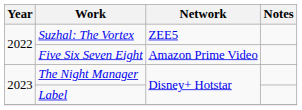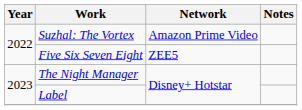(163, 34) ZEE5 -> (203, 34) Amazon Prime Video
(203, 54) Amazon Prime Video -> (163, 54) ZEE5
